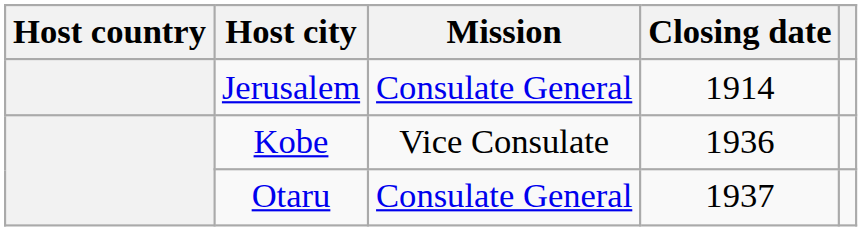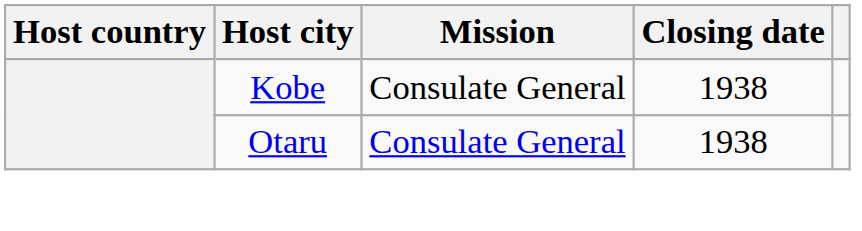- row: (291, 86)
(504, 141) Vice Consulate -> (497, 86) Consulate General
(740, 141) 1936 -> (733, 86) 1938
(740, 196) 1937 -> (733, 141) 1938
